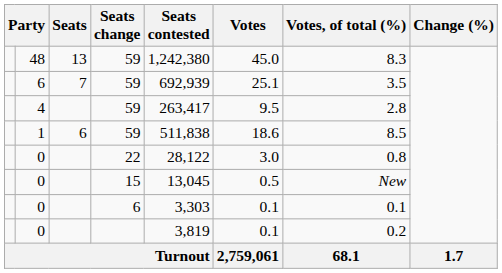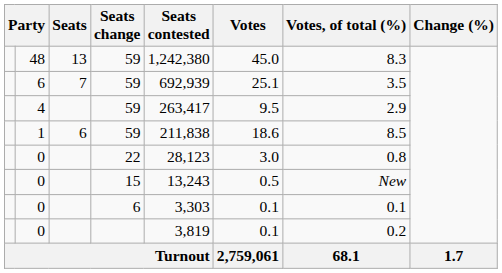(397, 108) 2.8 -> (397, 108) 2.9
(185, 132) 511,838 -> (185, 132) 211,838
(188, 157) 28,122 -> (188, 157) 28,123
(188, 181) 13,045 -> (188, 181) 13,243
